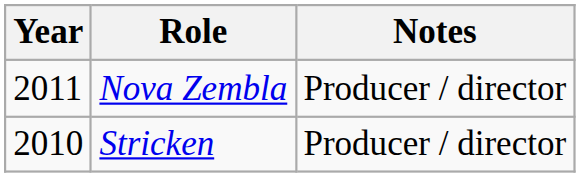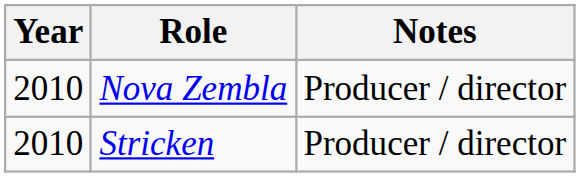(48, 87) 2011 -> (48, 87) 2010
